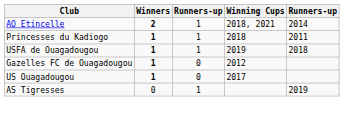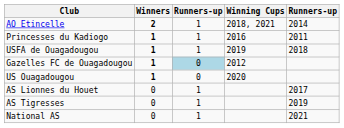(236, 37) 2018 -> (236, 37) 2016
(198, 63) no background -> (198, 63) lightblue background
(236, 77) 2017 -> (236, 77) 2020
+ row: (52, 90)
+ row: (33, 116)
